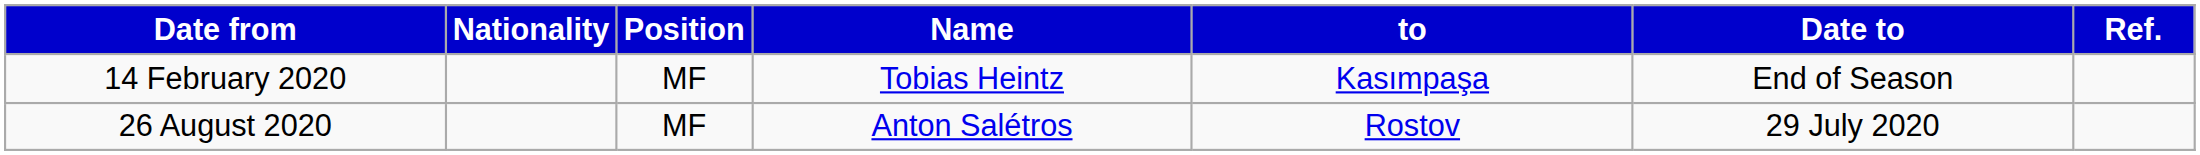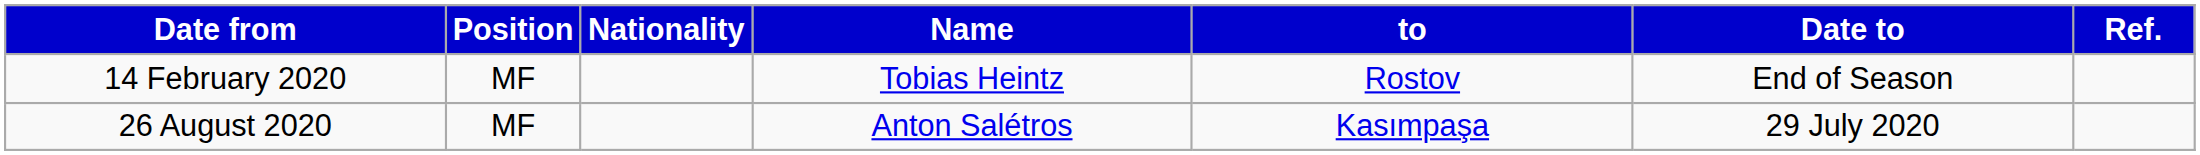columns swapped: (684, 30) <-> (531, 30)
(1412, 78) Kasımpaşa -> (1412, 78) Rostov
(1412, 127) Rostov -> (1412, 127) Kasımpaşa
